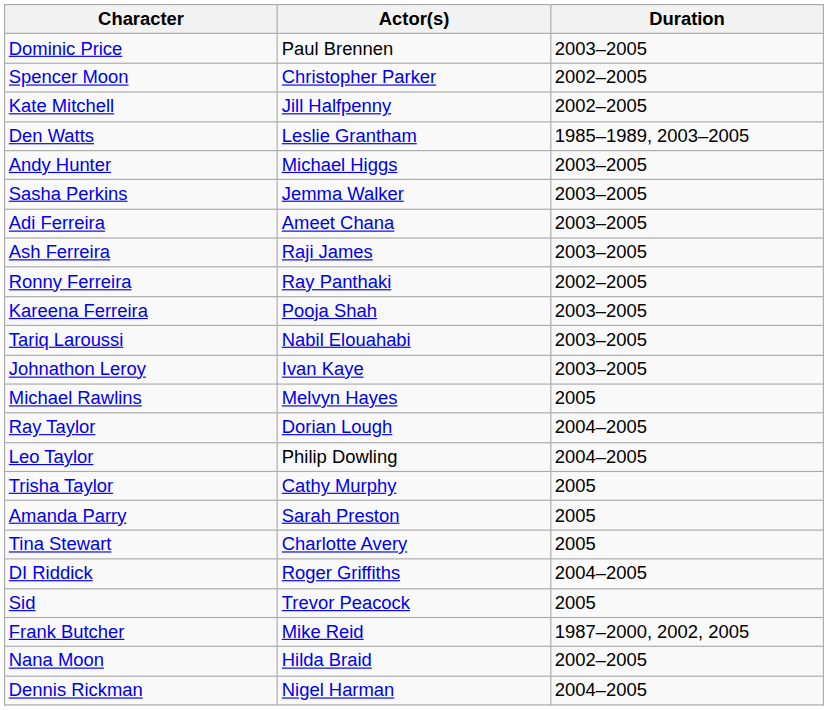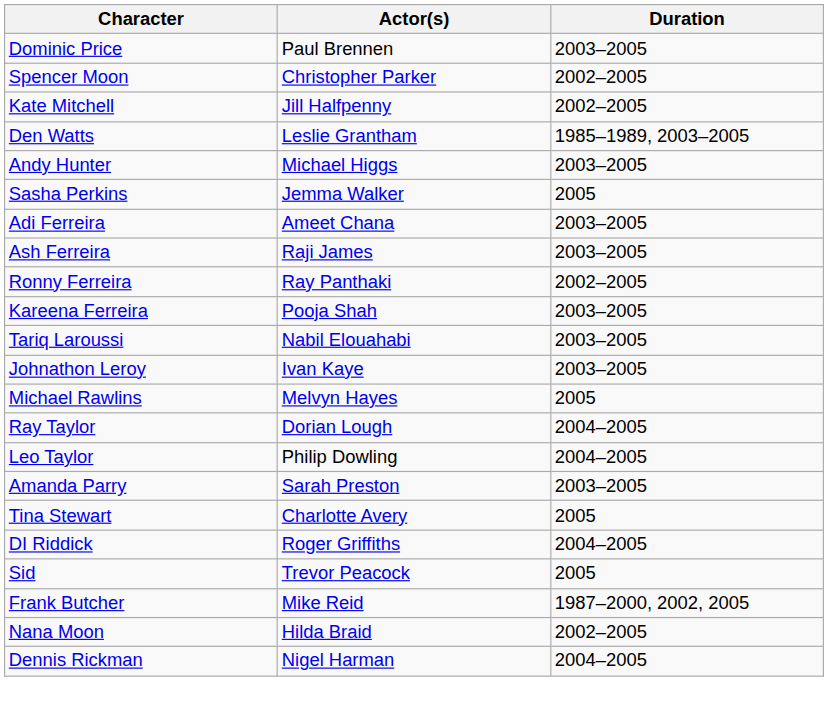(601, 194) 2003–2005 -> (575, 194) 2005
- row: (61, 485)
(575, 515) 2005 -> (601, 485) 2003–2005
